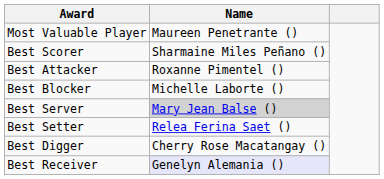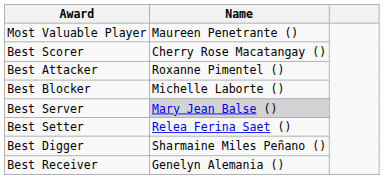(239, 52) Sharmaine Miles Peñano () -> (239, 52) Cherry Rose Macatangay ()
(239, 146) Cherry Rose Macatangay () -> (239, 146) Sharmaine Miles Peñano ()
(218, 165) lavender background -> (218, 165) no background
